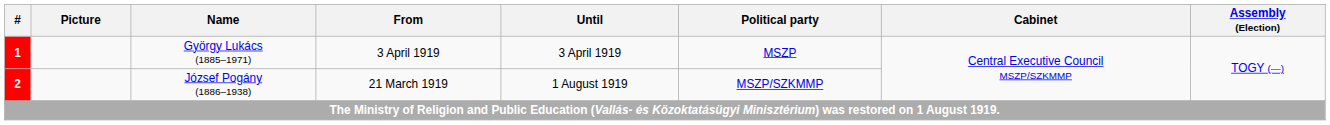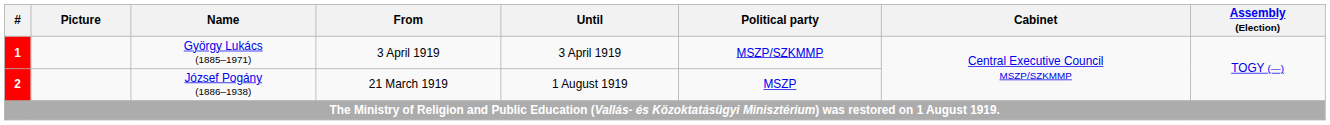(780, 52) MSZP -> (780, 52) MSZP/SZKMMP
(780, 84) MSZP/SZKMMP -> (780, 84) MSZP
